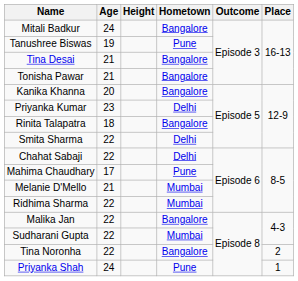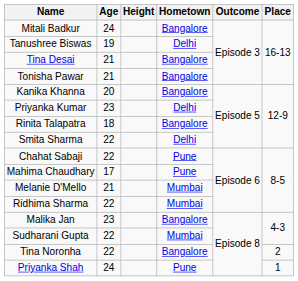(185, 44) Pune -> (185, 44) Delhi
(185, 156) Delhi -> (185, 156) Pune
(109, 220) 22 -> (109, 220) 23
